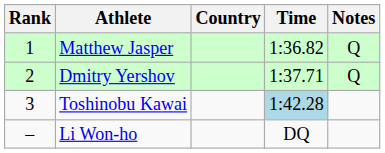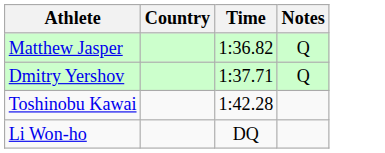- column: (30, 18)
(296, 104) lightblue background -> (246, 104) no background
